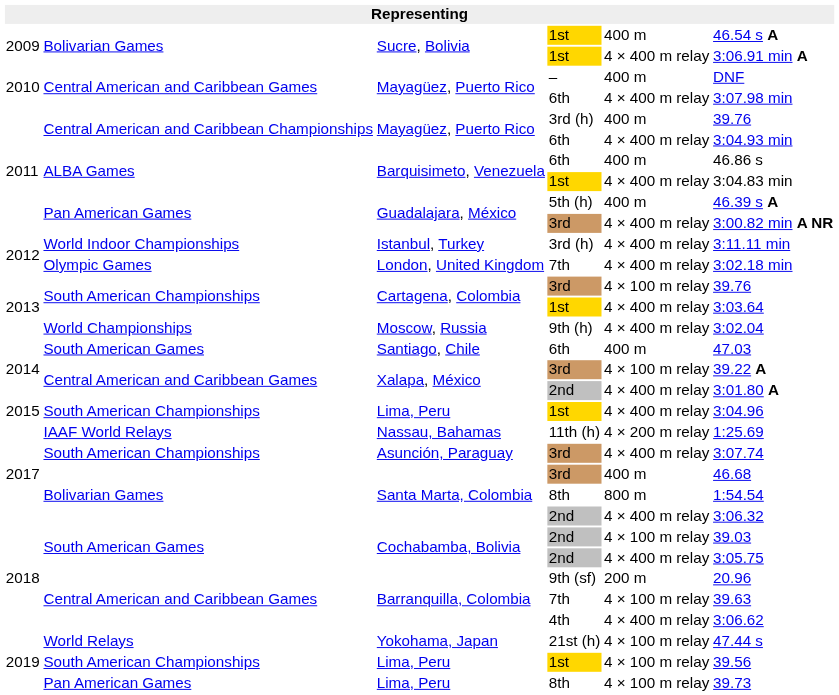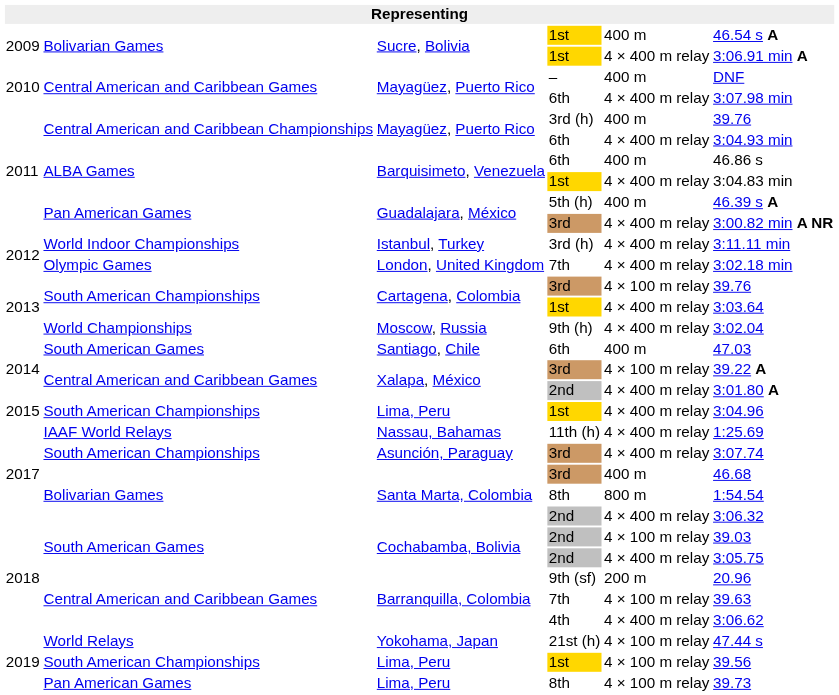(657, 432) 4 × 200 m relay -> (657, 432) 4 × 400 m relay
